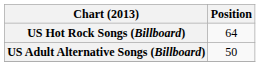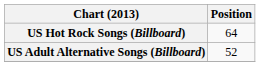(231, 52) 50 -> (231, 52) 52
